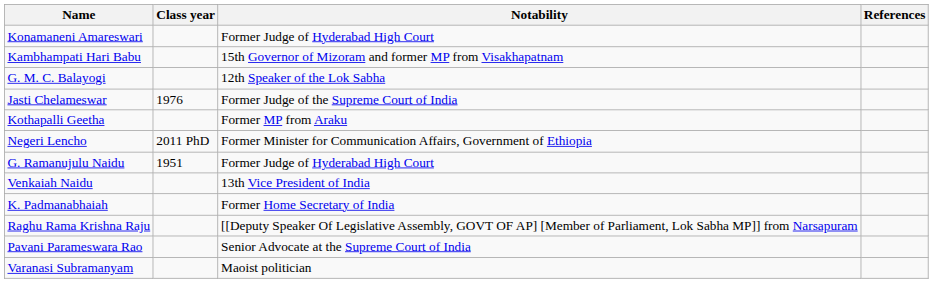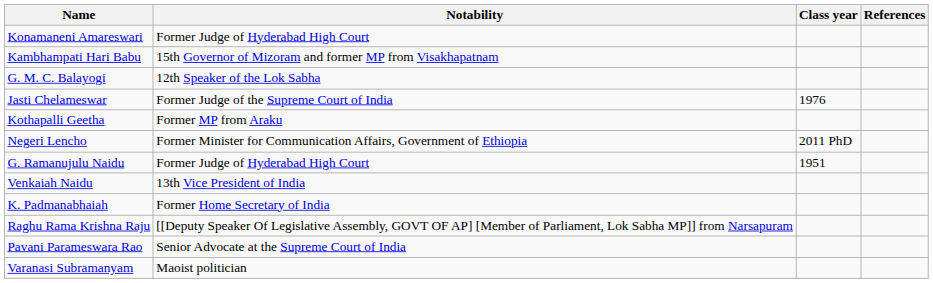columns swapped: (186, 15) <-> (539, 15)
